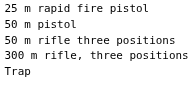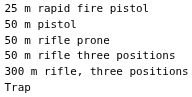+ row: (57, 40)
